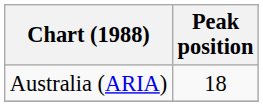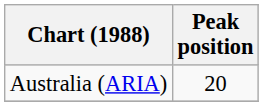(216, 82) 18 -> (216, 82) 20
